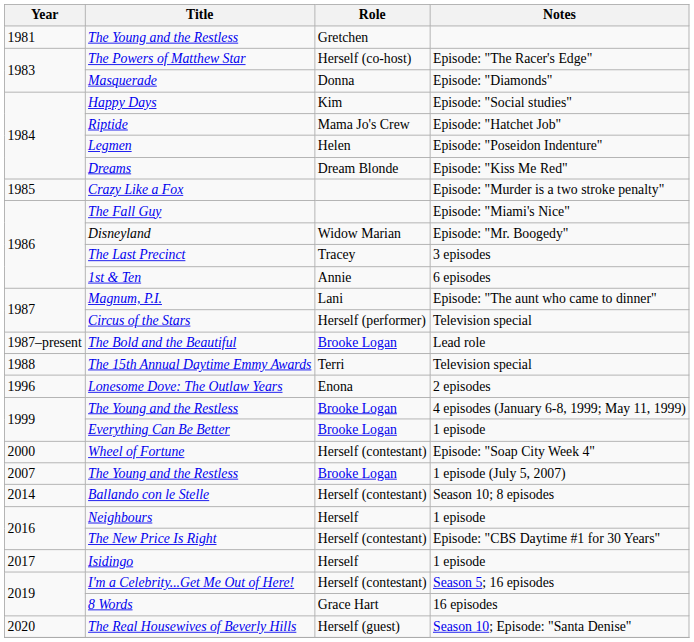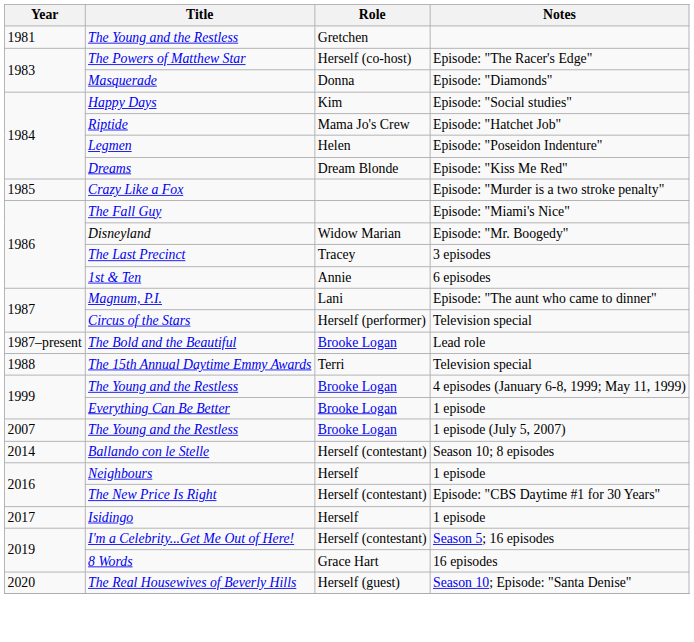- row: (185, 386)
- row: (136, 451)
